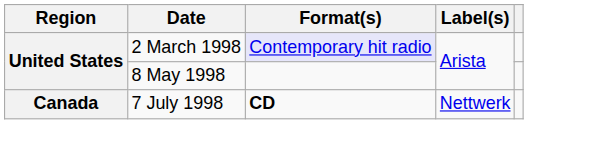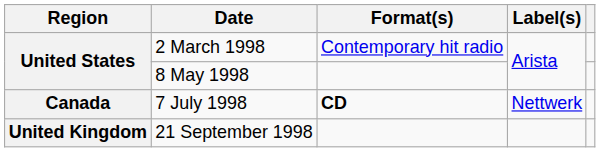(340, 47) lavender background -> (412, 47) no background
+ row: (234, 132)
